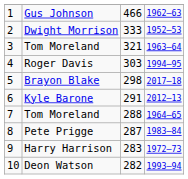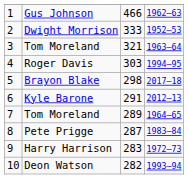(133, 115) 288 -> (133, 115) 289
